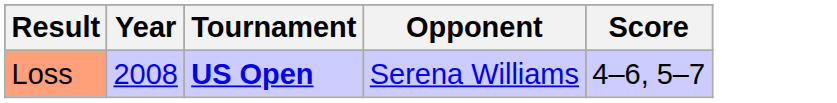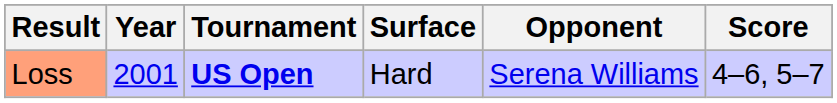+ column: (423, 27)
(146, 73) 2008 -> (146, 73) 2001
